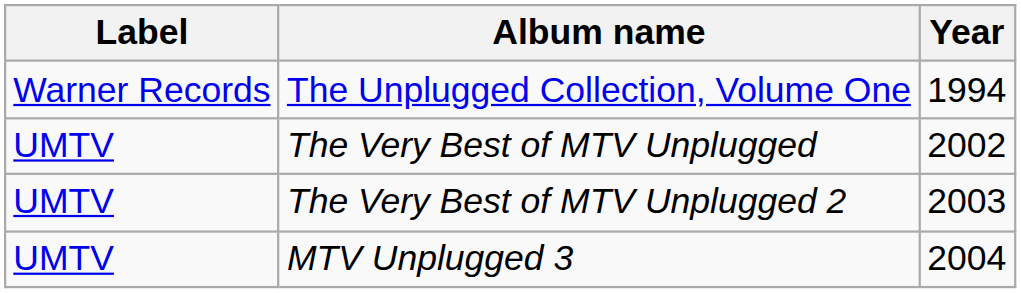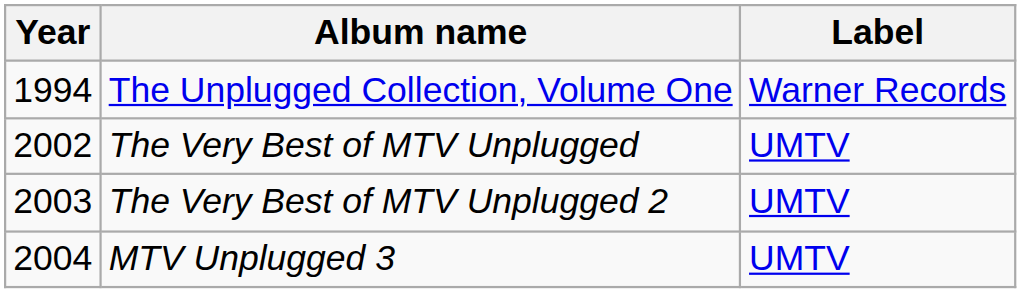columns swapped: (967, 32) <-> (142, 32)
